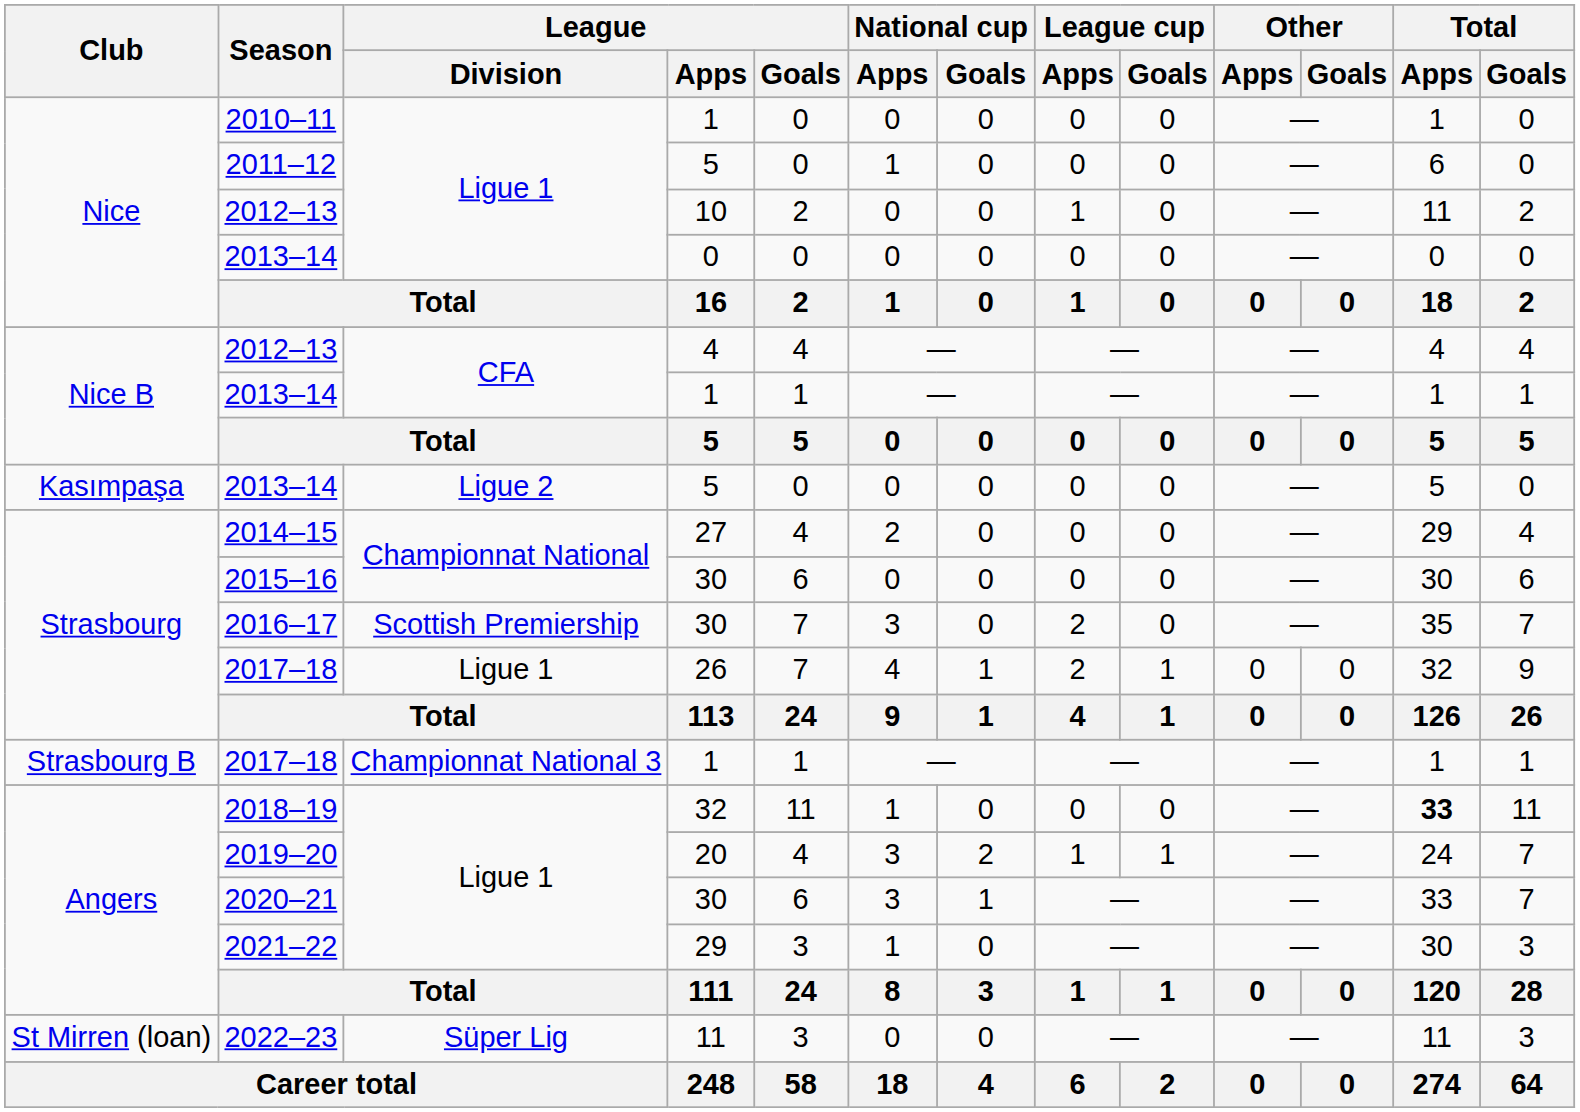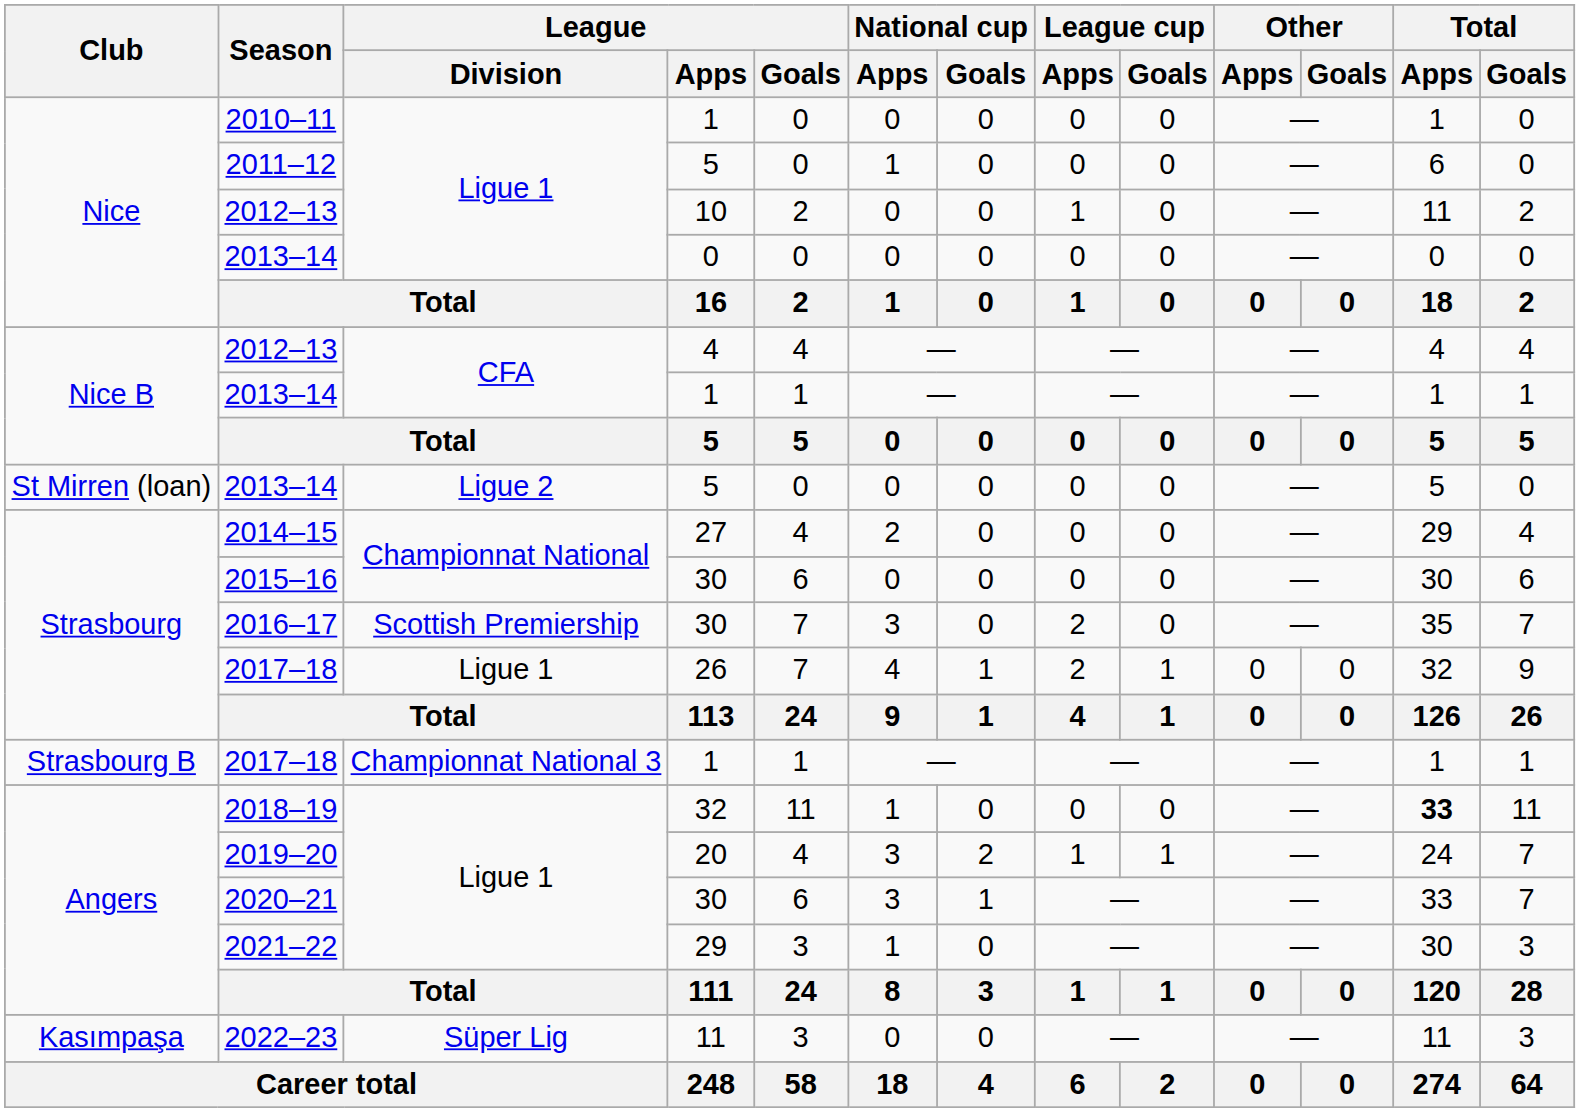(111, 486) Kasımpaşa -> (111, 486) St Mirren (loan)
(111, 1037) St Mirren (loan) -> (111, 1037) Kasımpaşa
